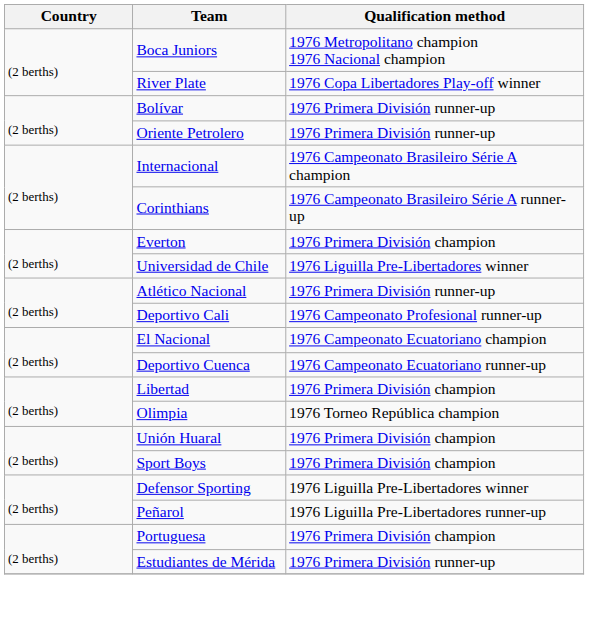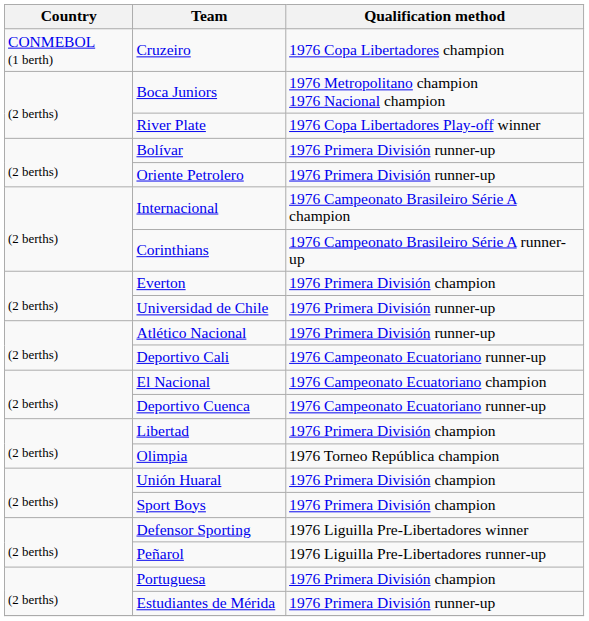+ row: (164, 50)
(409, 266) 1976 Liguilla Pre-Libertadores winner -> (392, 308) 1976 Primera División runner-up
(415, 315) 1976 Campeonato Profesional runner-up -> (418, 357) 1976 Campeonato Ecuatoriano runner-up
